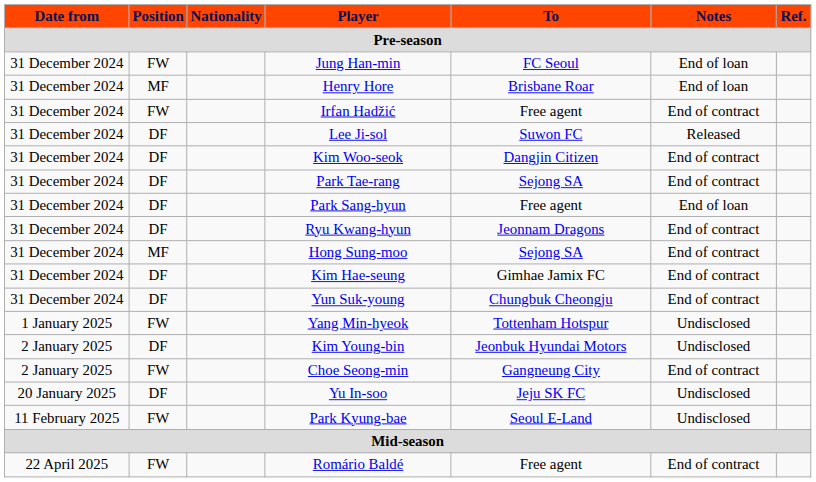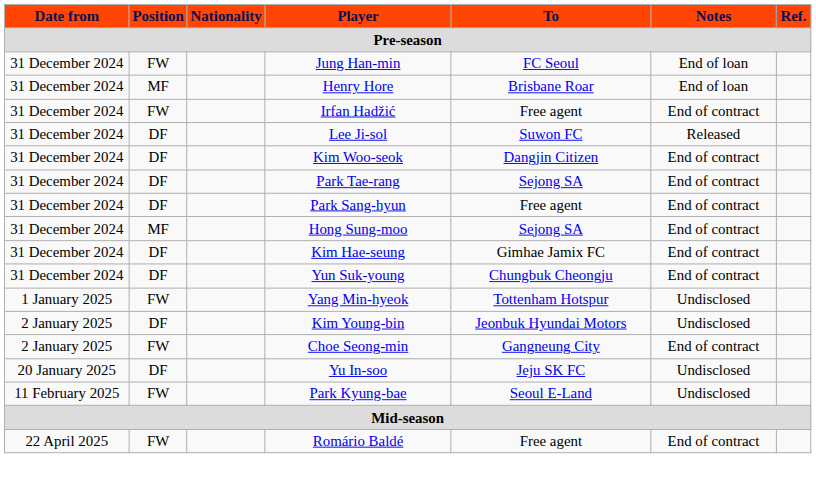(713, 205) End of loan -> (713, 205) End of contract
- row: (358, 228)
